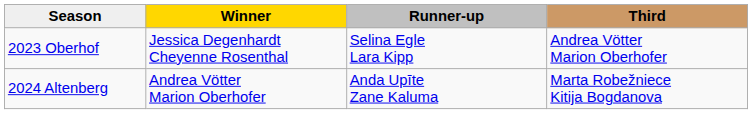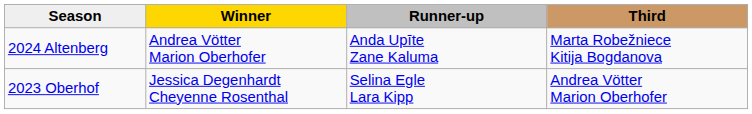rows swapped: (53, 48) <-> (58, 88)
